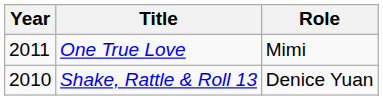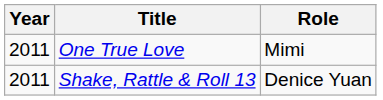(30, 79) 2010 -> (29, 79) 2011
